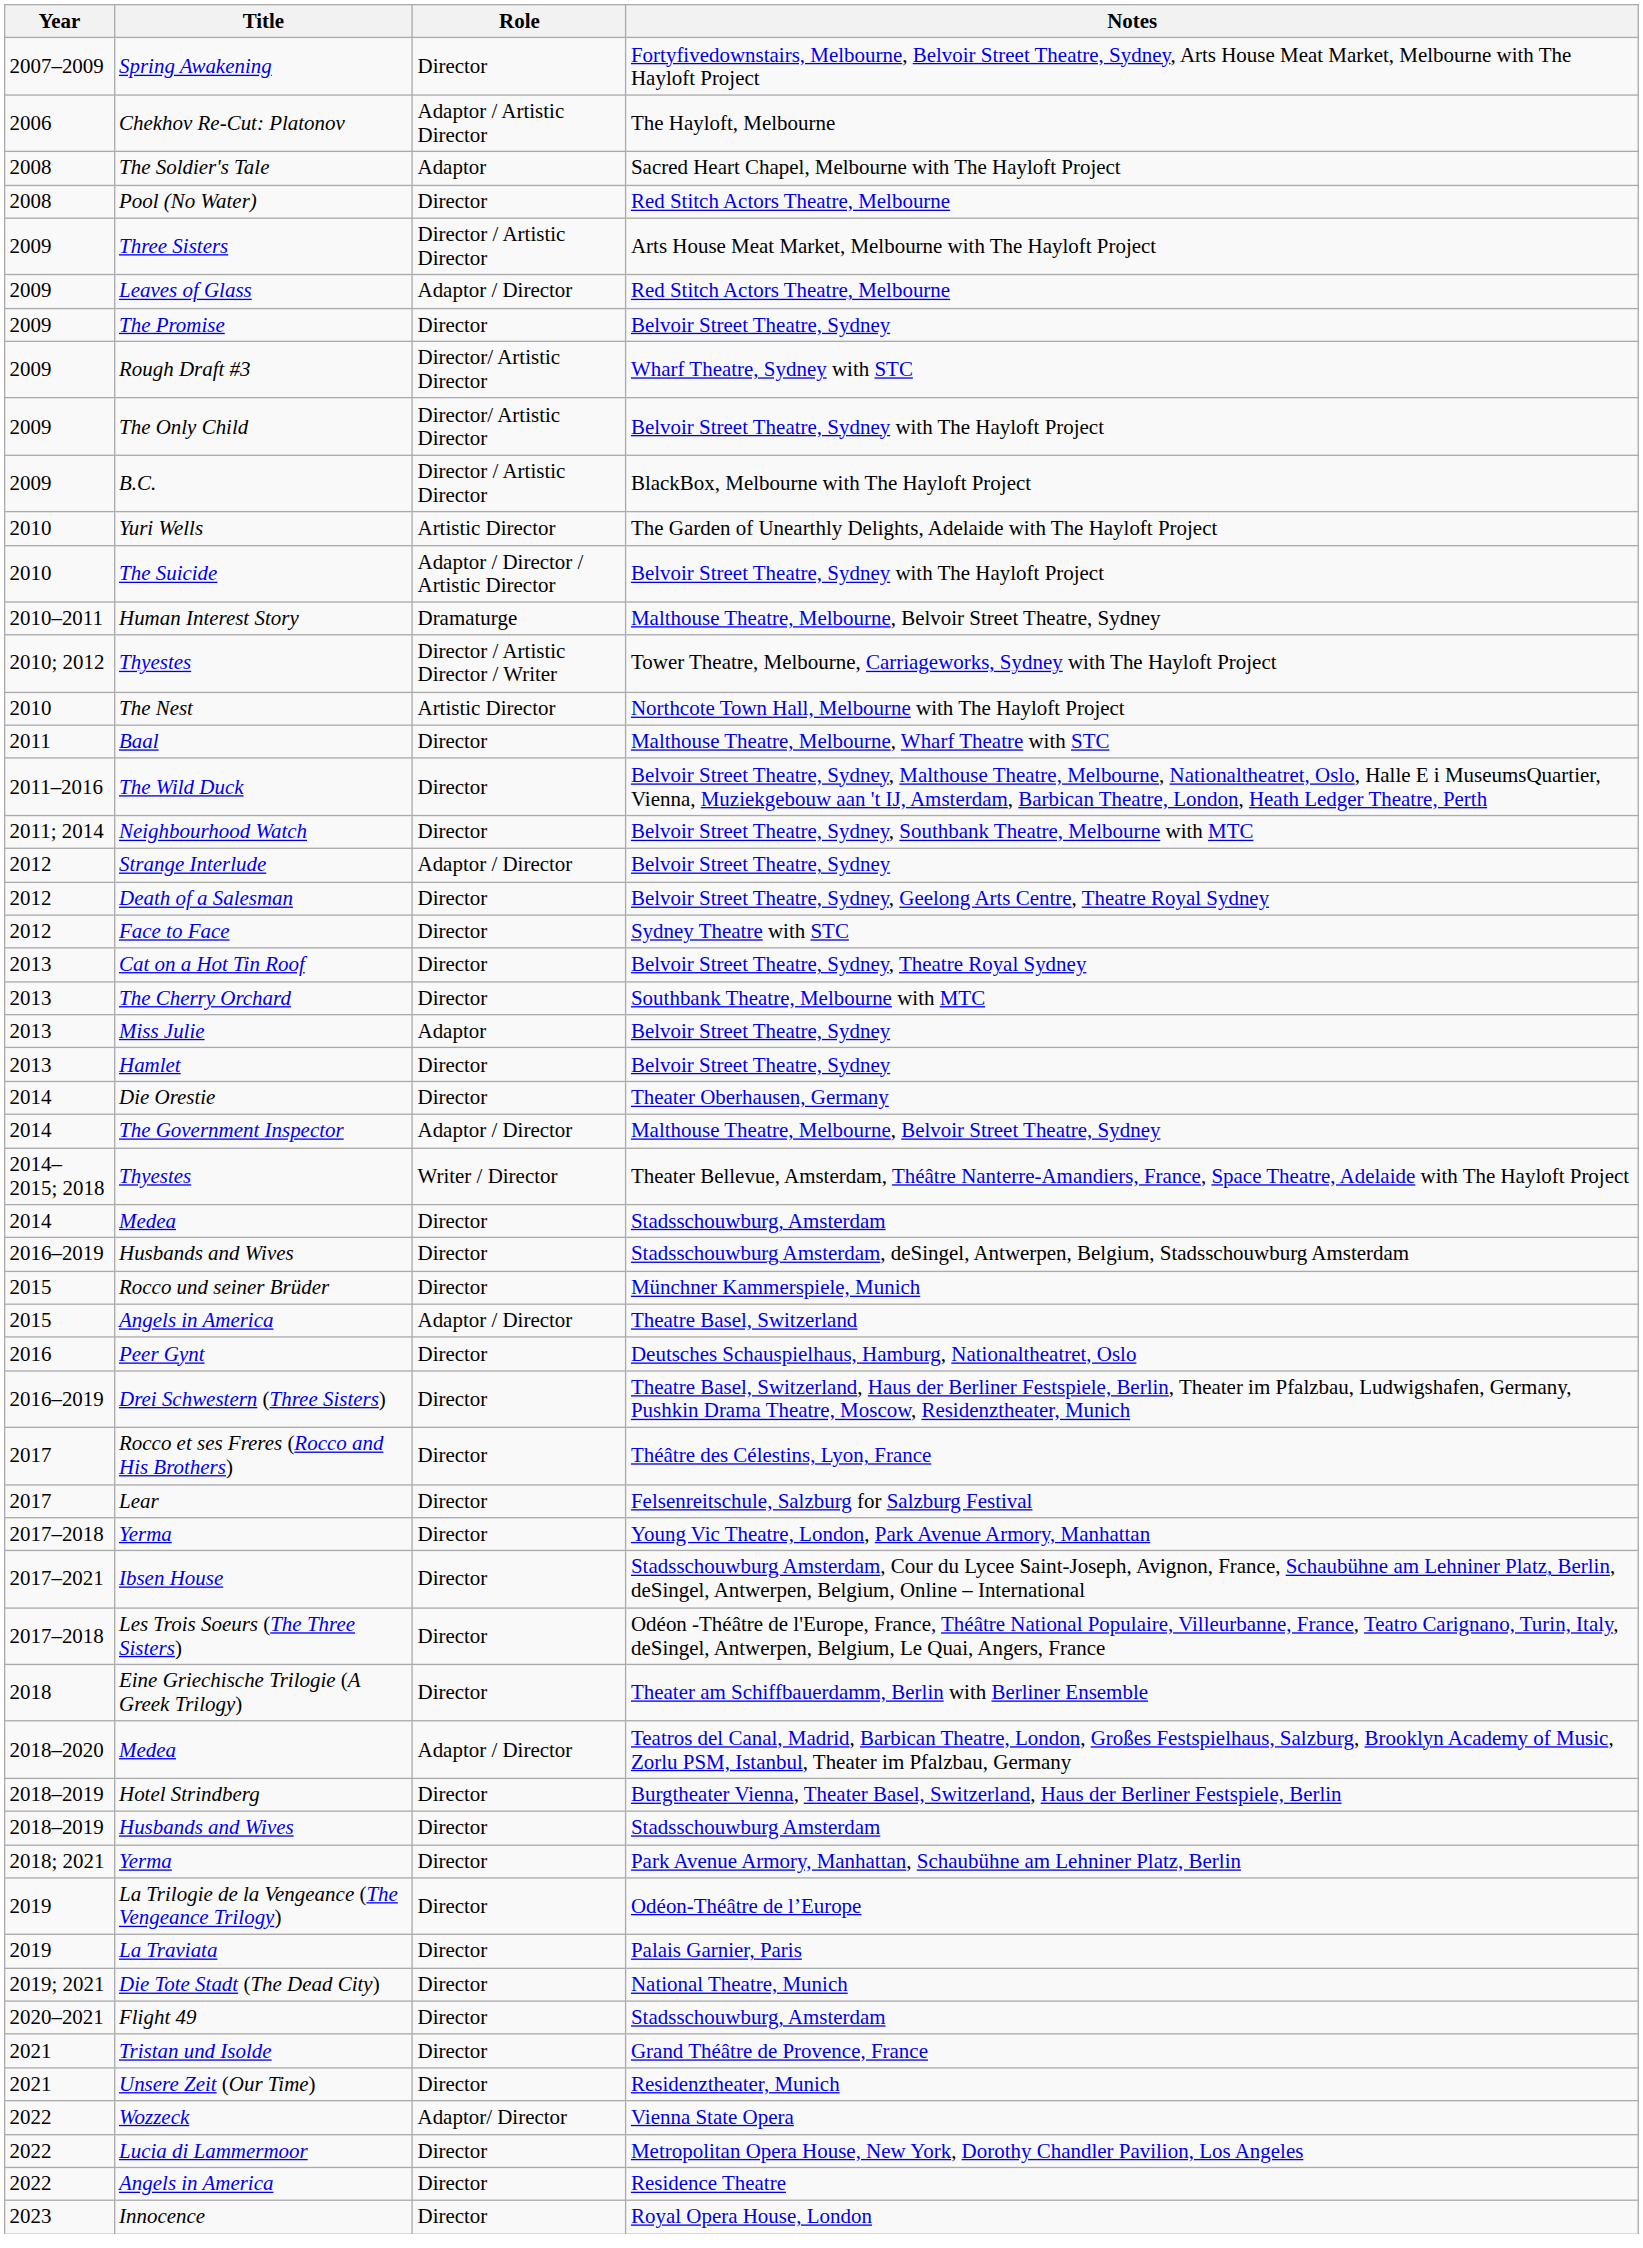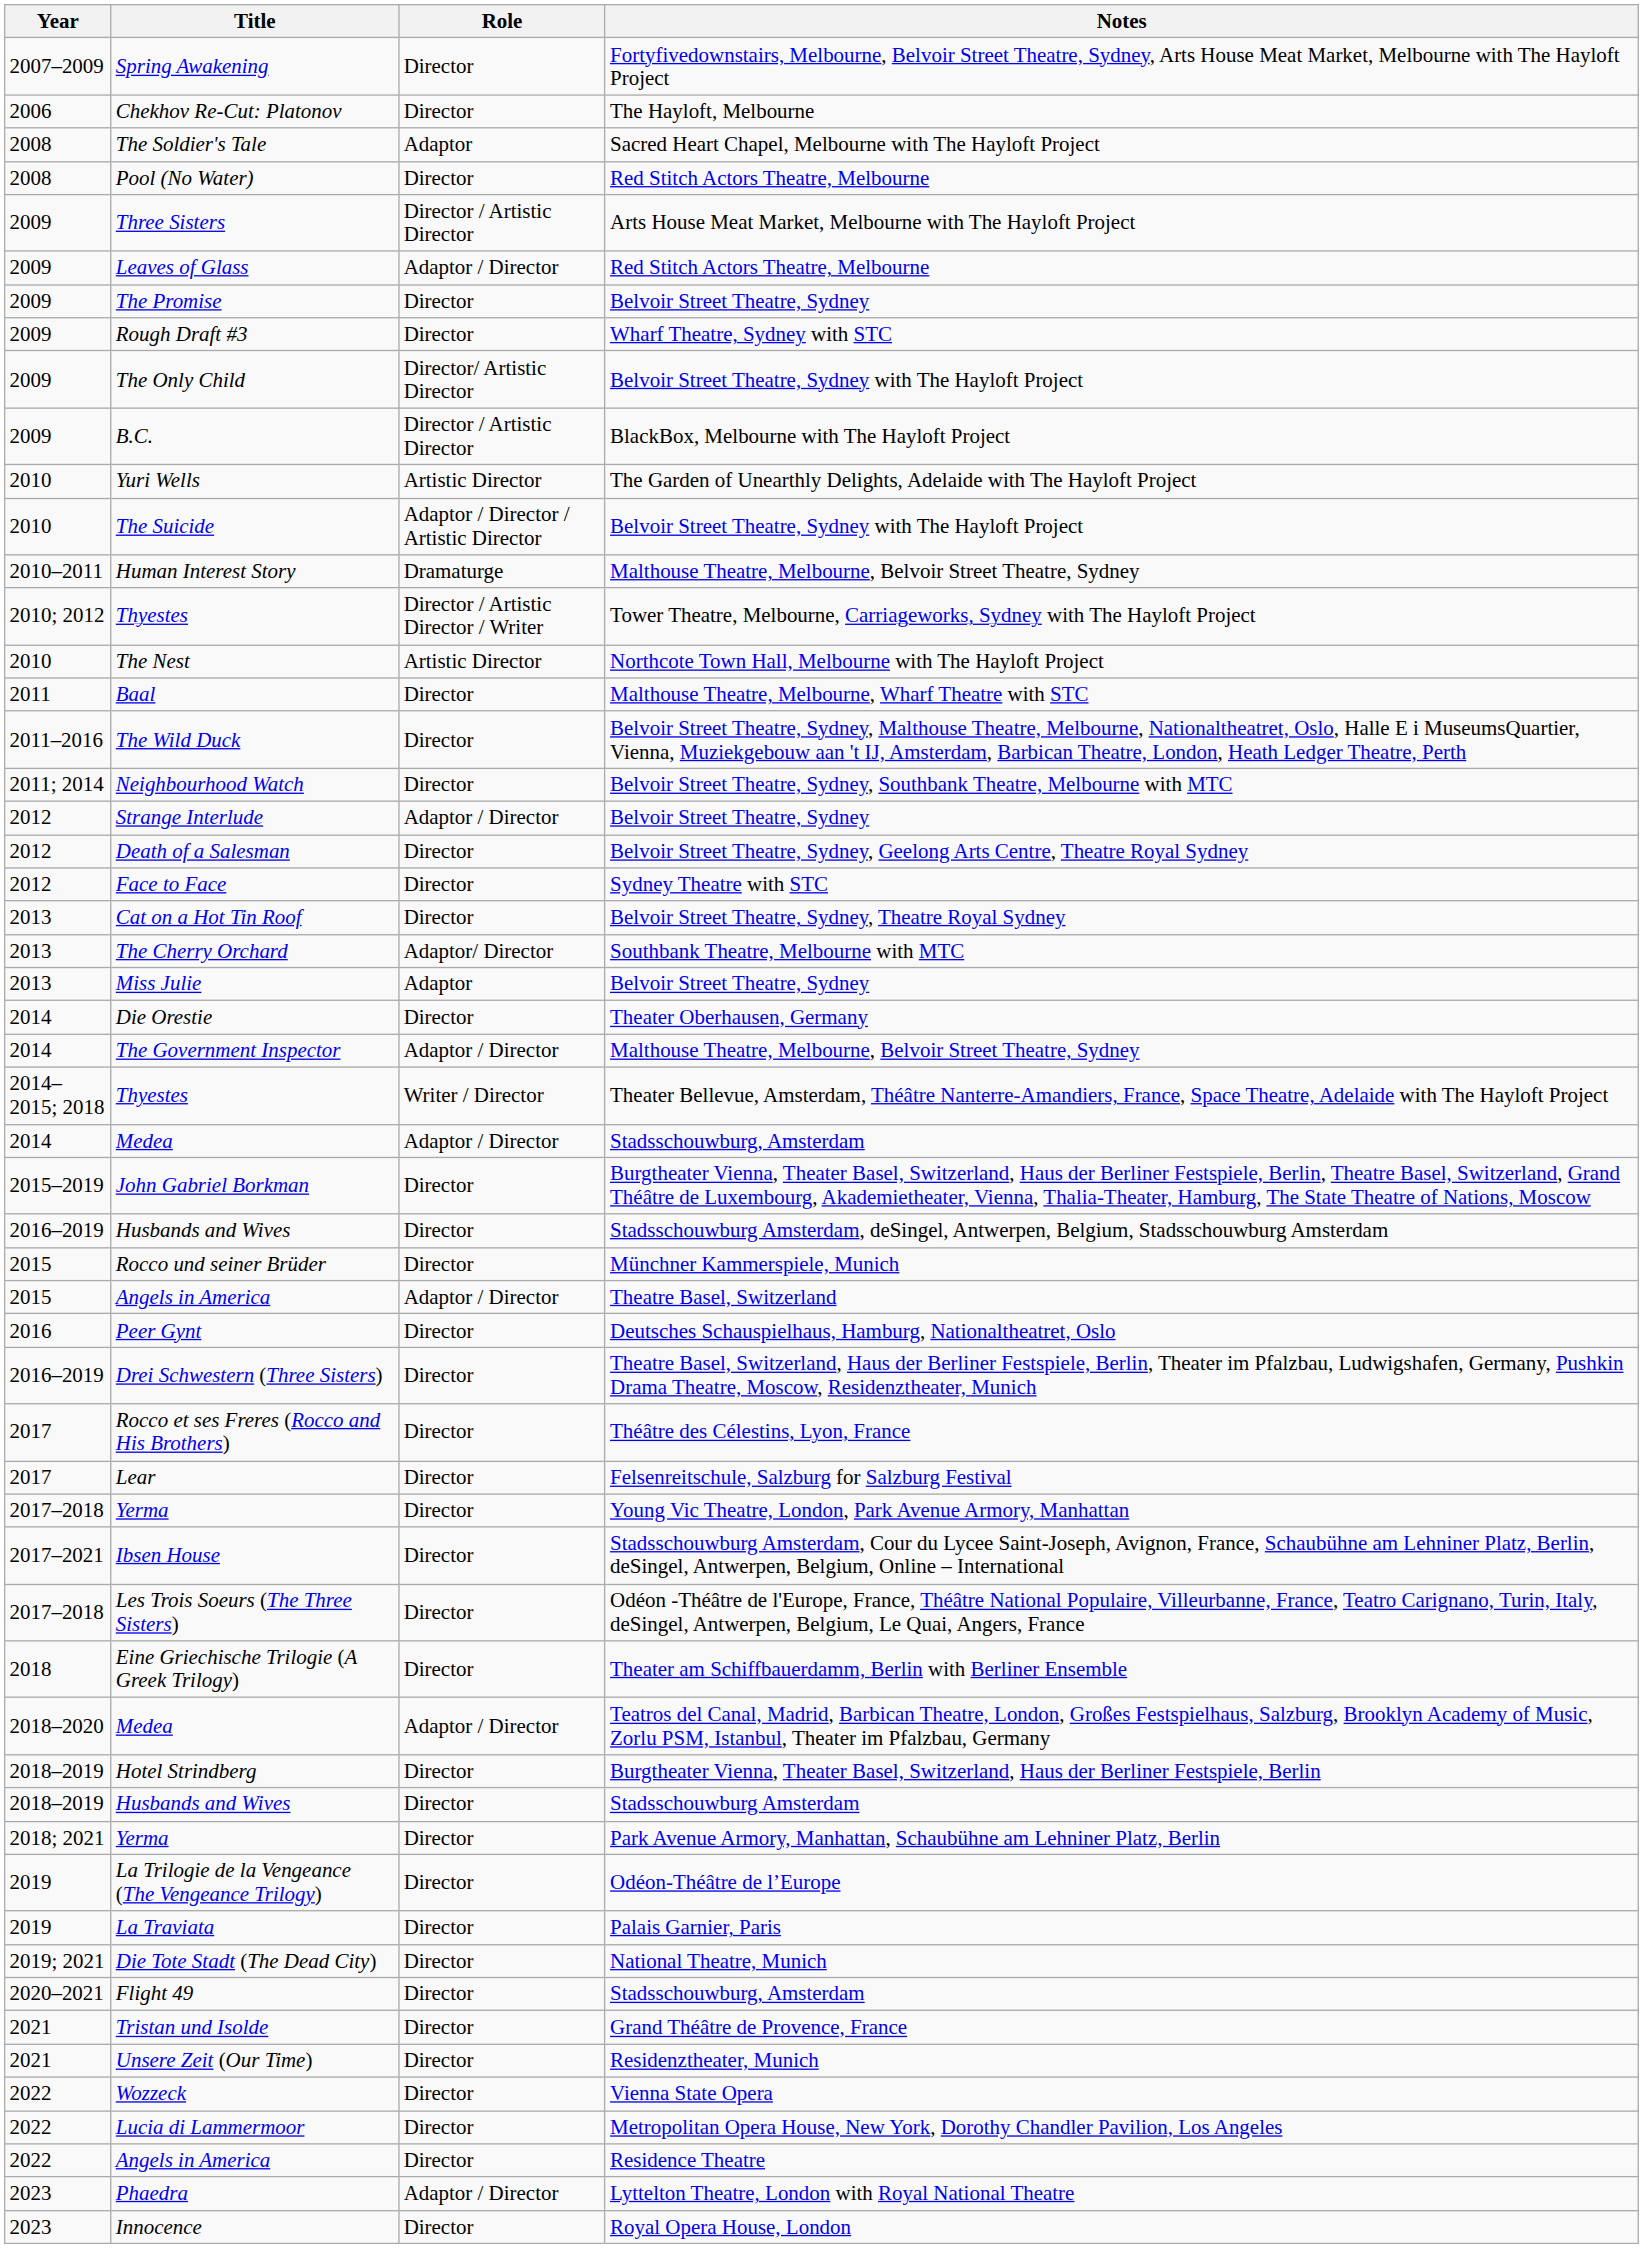(491, 122) Adaptor / Artistic Director -> (439, 111) Director
(489, 369) Director/ Artistic Director -> (439, 334) Director
(452, 997) Director -> (478, 950) Adaptor/ Director
- row: (150, 1064)
(452, 1220) Director -> (481, 1140) Adaptor / Director
+ row: (212, 1185)
(492, 2117) Adaptor/ Director -> (439, 2093) Director
+ row: (152, 2193)
